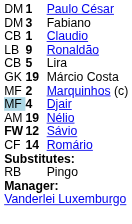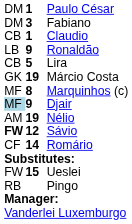(29, 90) 2 -> (29, 90) 8
(29, 104) 4 -> (29, 104) 9
+ row: (64, 172)
